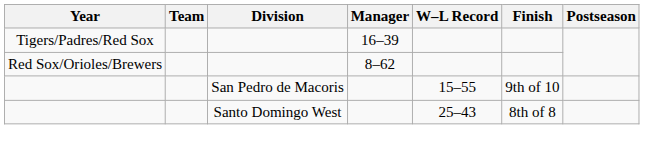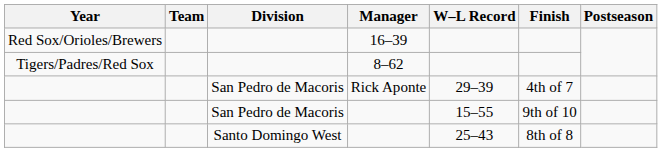(85, 40) Tigers/Padres/Red Sox -> (85, 40) Red Sox/Orioles/Brewers
(85, 64) Red Sox/Orioles/Brewers -> (85, 64) Tigers/Padres/Red Sox
+ row: (278, 87)
